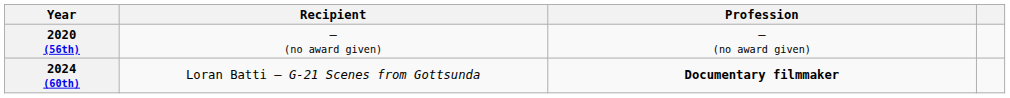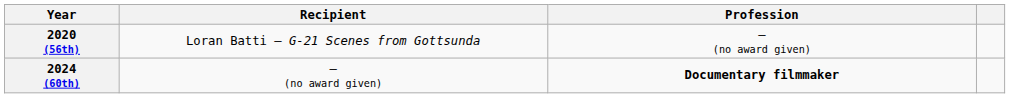(333, 41) — (no award given) -> (333, 41) Loran Batti – G-21 Scenes from Gottsunda
(333, 75) Loran Batti – G-21 Scenes from Gottsunda -> (333, 75) — (no award given)
